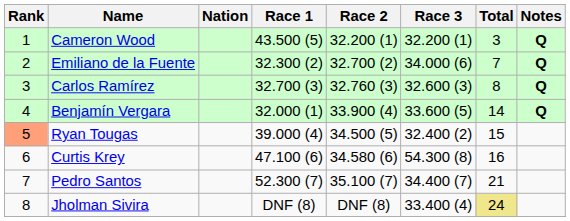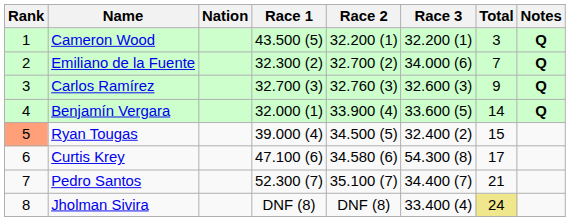(496, 87) 8 -> (496, 87) 9
(496, 157) 16 -> (496, 157) 17
